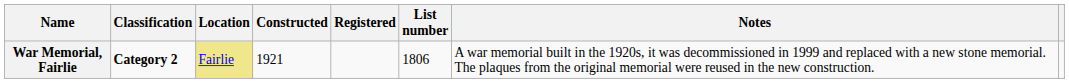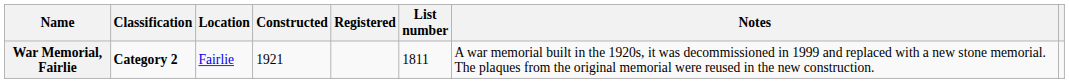(216, 59) khaki background -> (216, 59) no background
(416, 59) 1806 -> (415, 59) 1811
